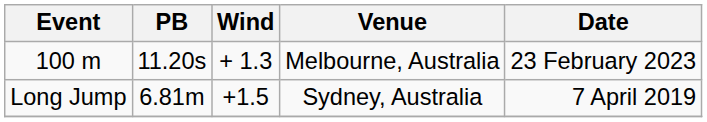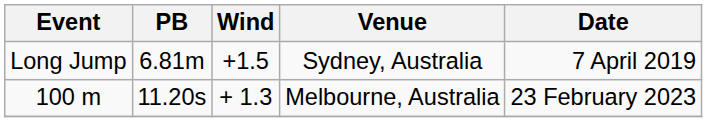rows swapped: (68, 60) <-> (68, 97)
